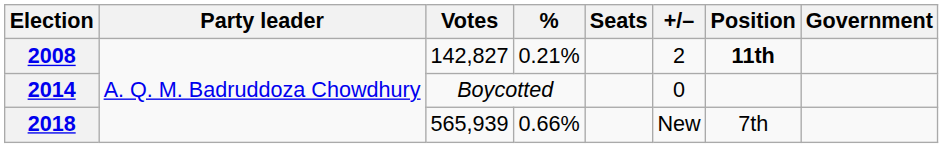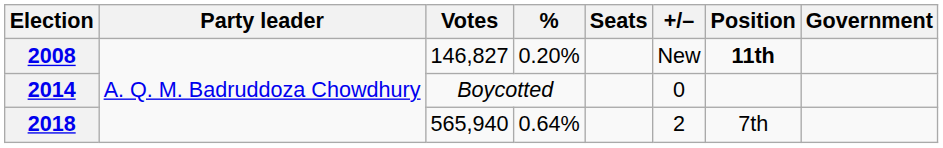(470, 55) 142,827 -> (470, 55) 146,827
(549, 55) 0.21% -> (549, 55) 0.20%
(679, 55) 2 -> (679, 55) New
(470, 124) 565,939 -> (470, 124) 565,940
(549, 124) 0.66% -> (549, 124) 0.64%
(679, 124) New -> (679, 124) 2
